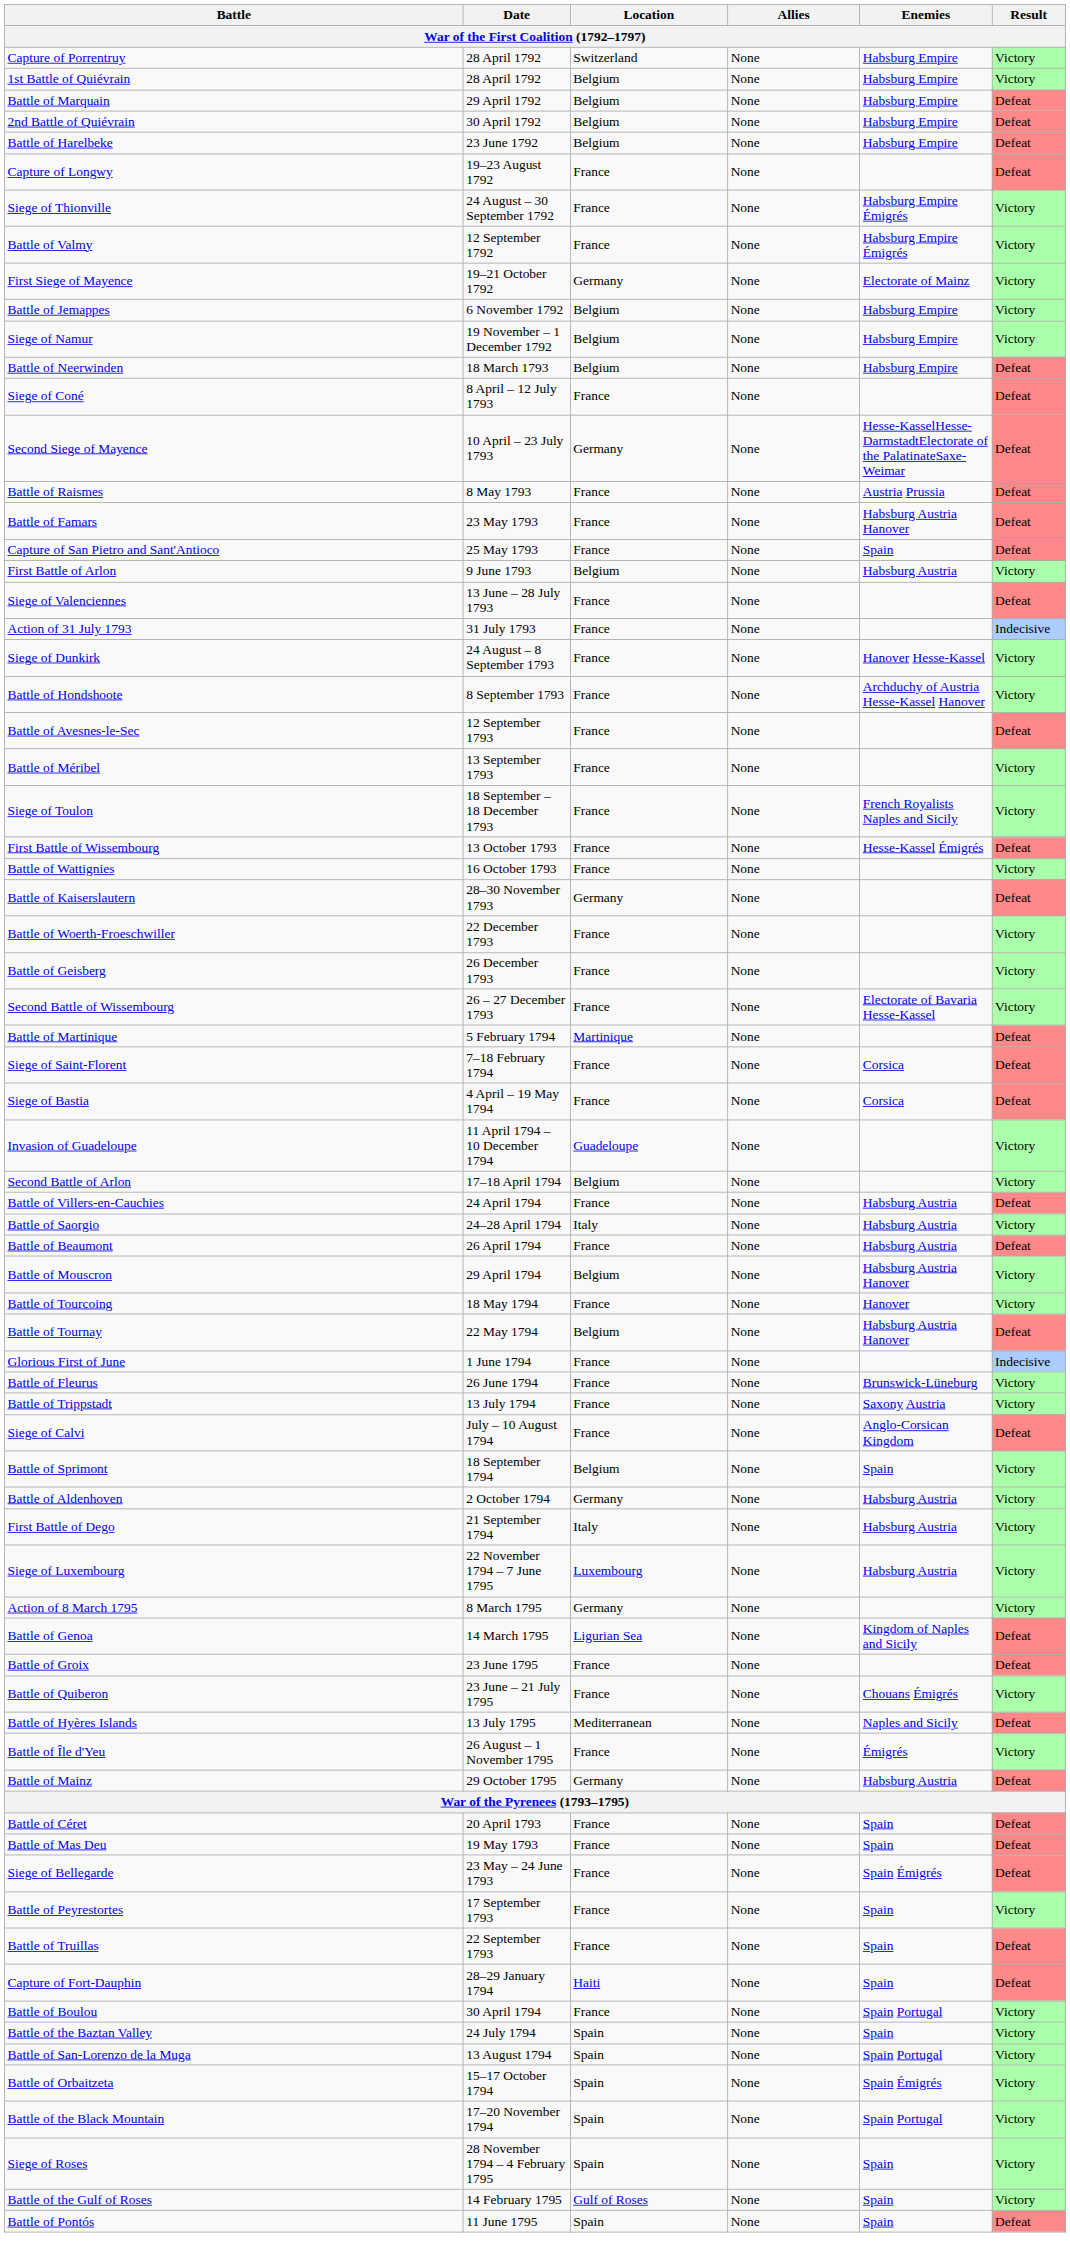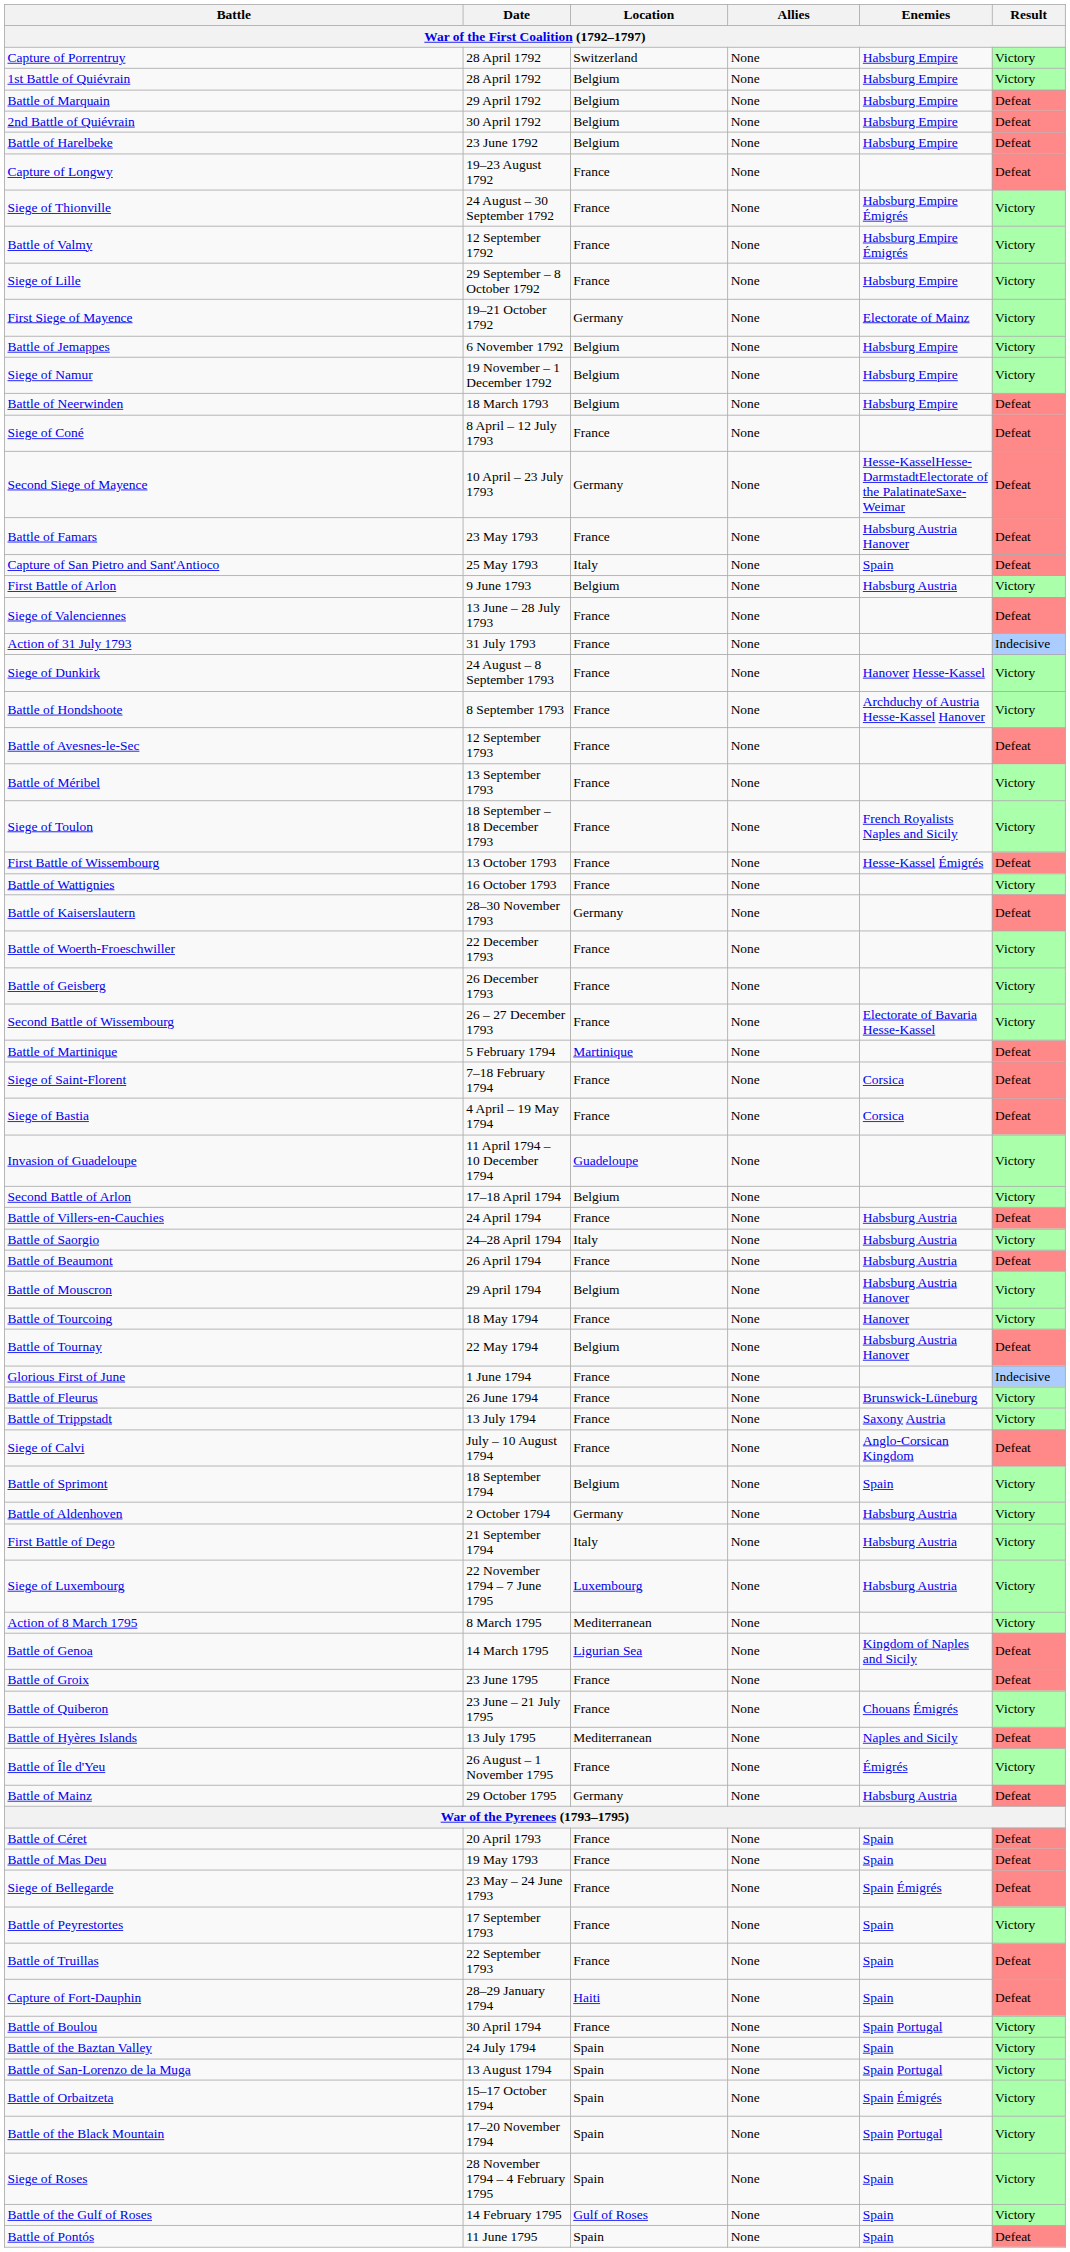+ row: (44, 281)
- row: (55, 492)
(592, 550) France -> (586, 565) Italy
(598, 1607) Germany -> (612, 1622) Mediterranean
